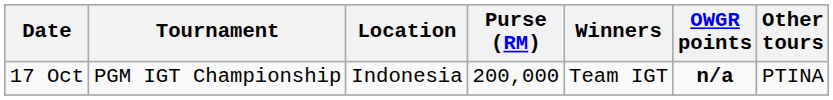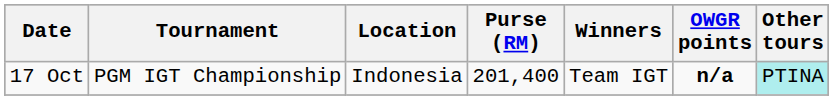(516, 79) 200,000 -> (516, 79) 201,400
(793, 79) no background -> (793, 79) paleturquoise background
